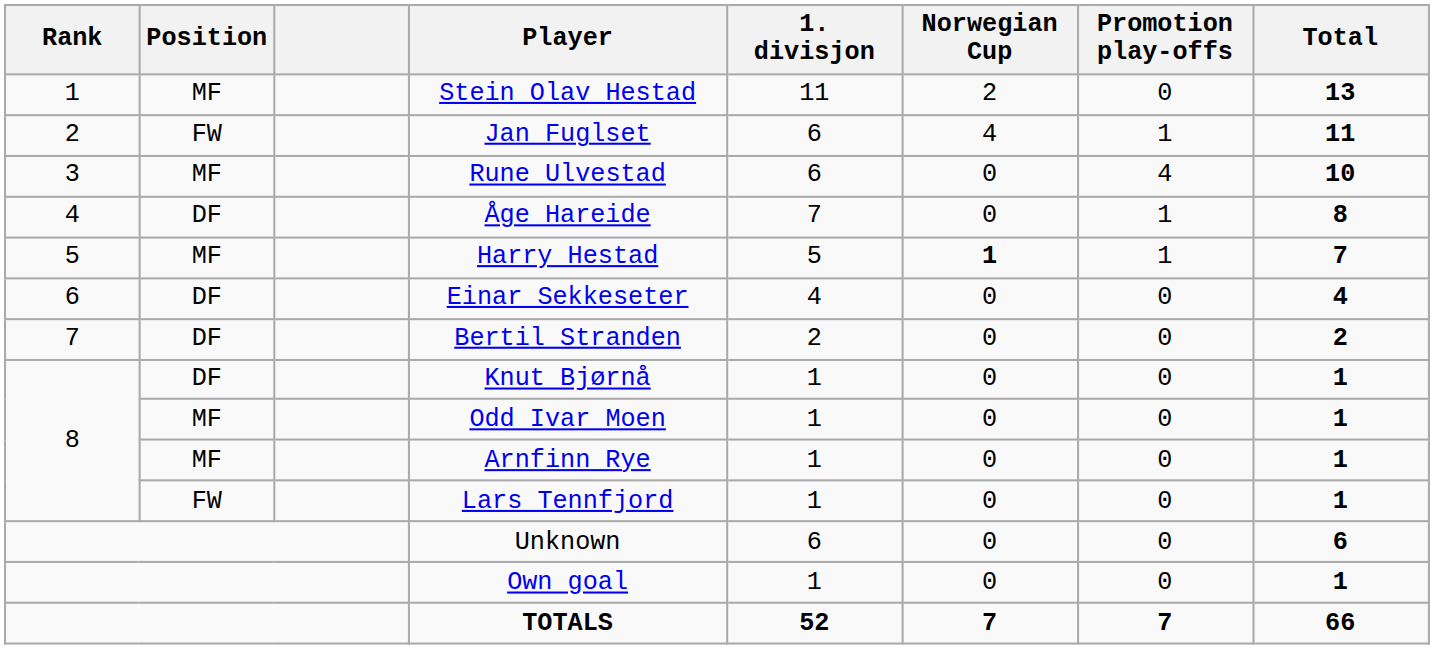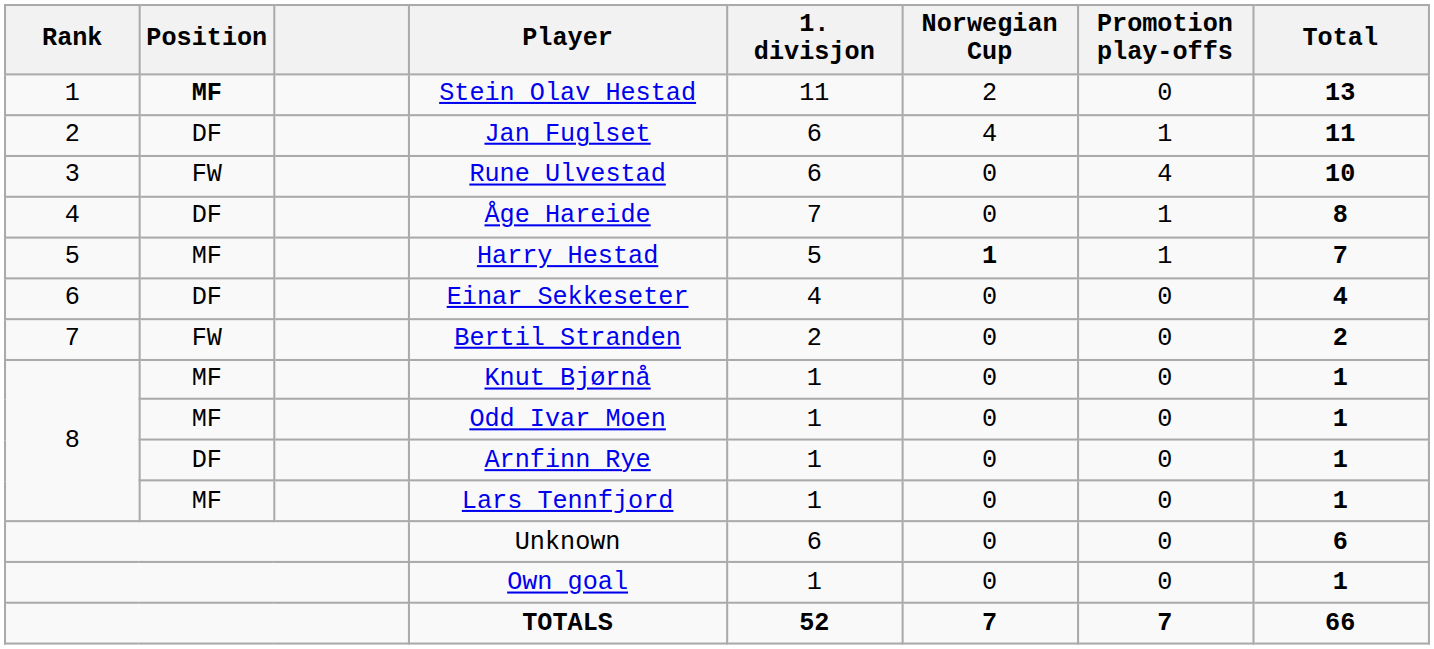(207, 95) normal -> (207, 95) bold
(207, 136) FW -> (207, 136) DF
(207, 176) MF -> (207, 176) FW
(207, 339) DF -> (207, 339) FW
(207, 380) DF -> (207, 380) MF
(207, 461) MF -> (207, 461) DF
(207, 502) FW -> (207, 502) MF
